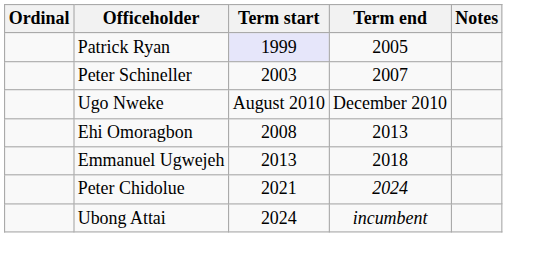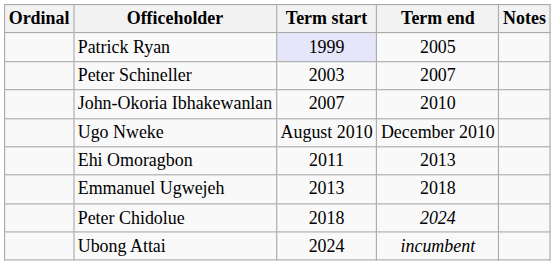+ row: (175, 103)
(279, 132) 2008 -> (327, 160) 2011
(279, 189) 2021 -> (327, 217) 2018
